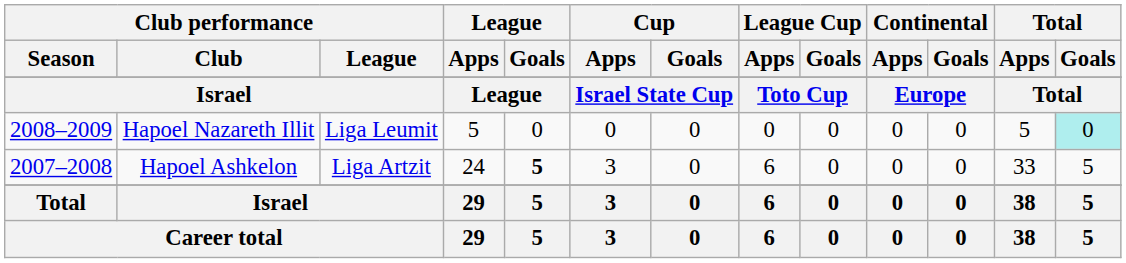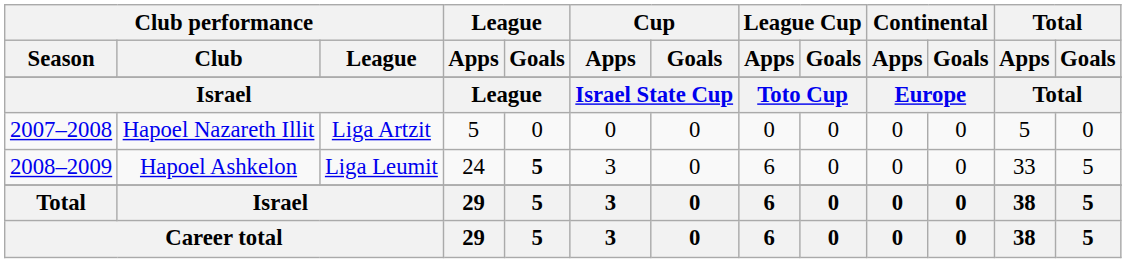(61, 130) 2008–2009 -> (61, 130) 2007–2008
(381, 130) Liga Leumit -> (381, 130) Liga Artzit
(1088, 130) paleturquoise background -> (1088, 130) no background
(61, 166) 2007–2008 -> (61, 166) 2008–2009
(381, 166) Liga Artzit -> (381, 166) Liga Leumit
